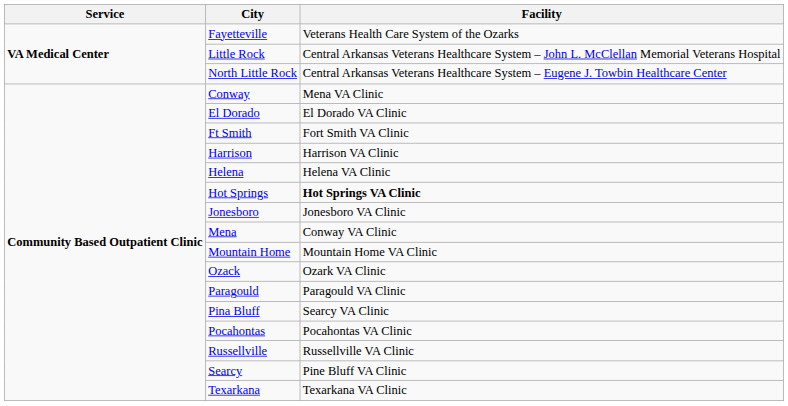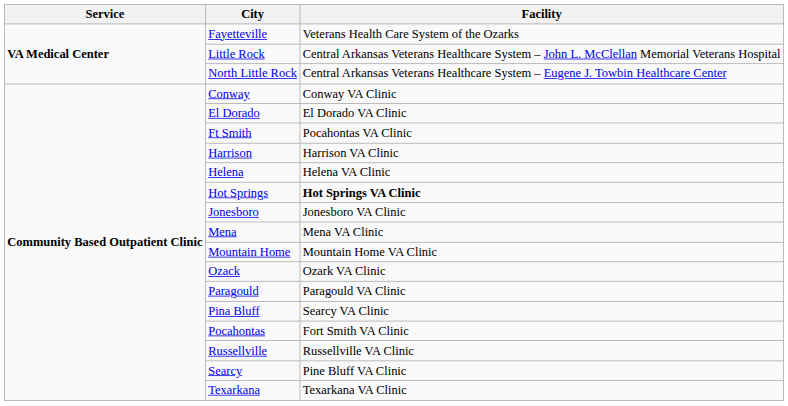(343, 93) Mena VA Clinic -> (350, 93) Conway VA Clinic
(356, 133) Fort Smith VA Clinic -> (357, 133) Pocahontas VA Clinic
(350, 232) Conway VA Clinic -> (343, 232) Mena VA Clinic
(357, 331) Pocahontas VA Clinic -> (356, 331) Fort Smith VA Clinic
